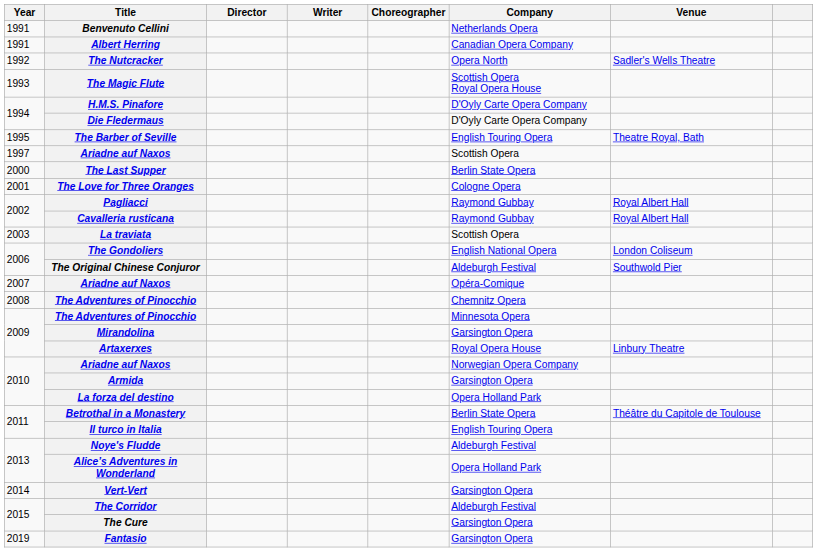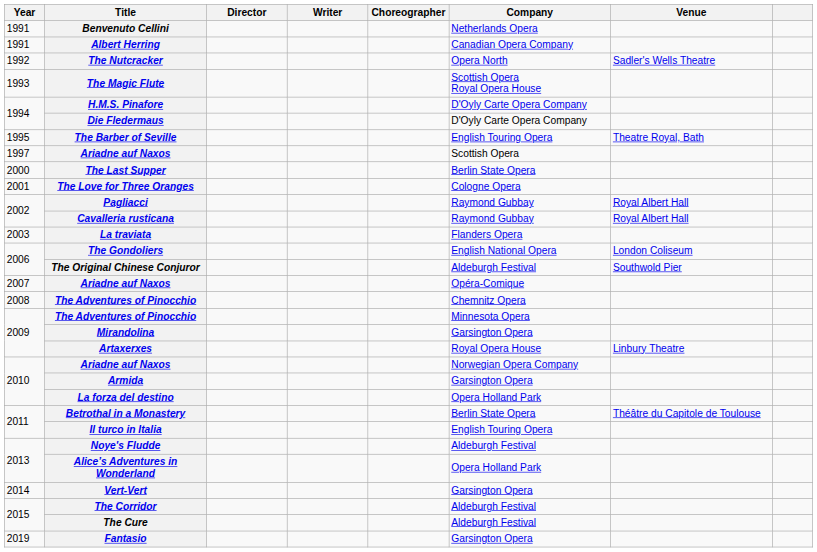(485, 235) Scottish Opera -> (487, 235) Flanders Opera
(492, 522) Garsington Opera -> (494, 522) Aldeburgh Festival
